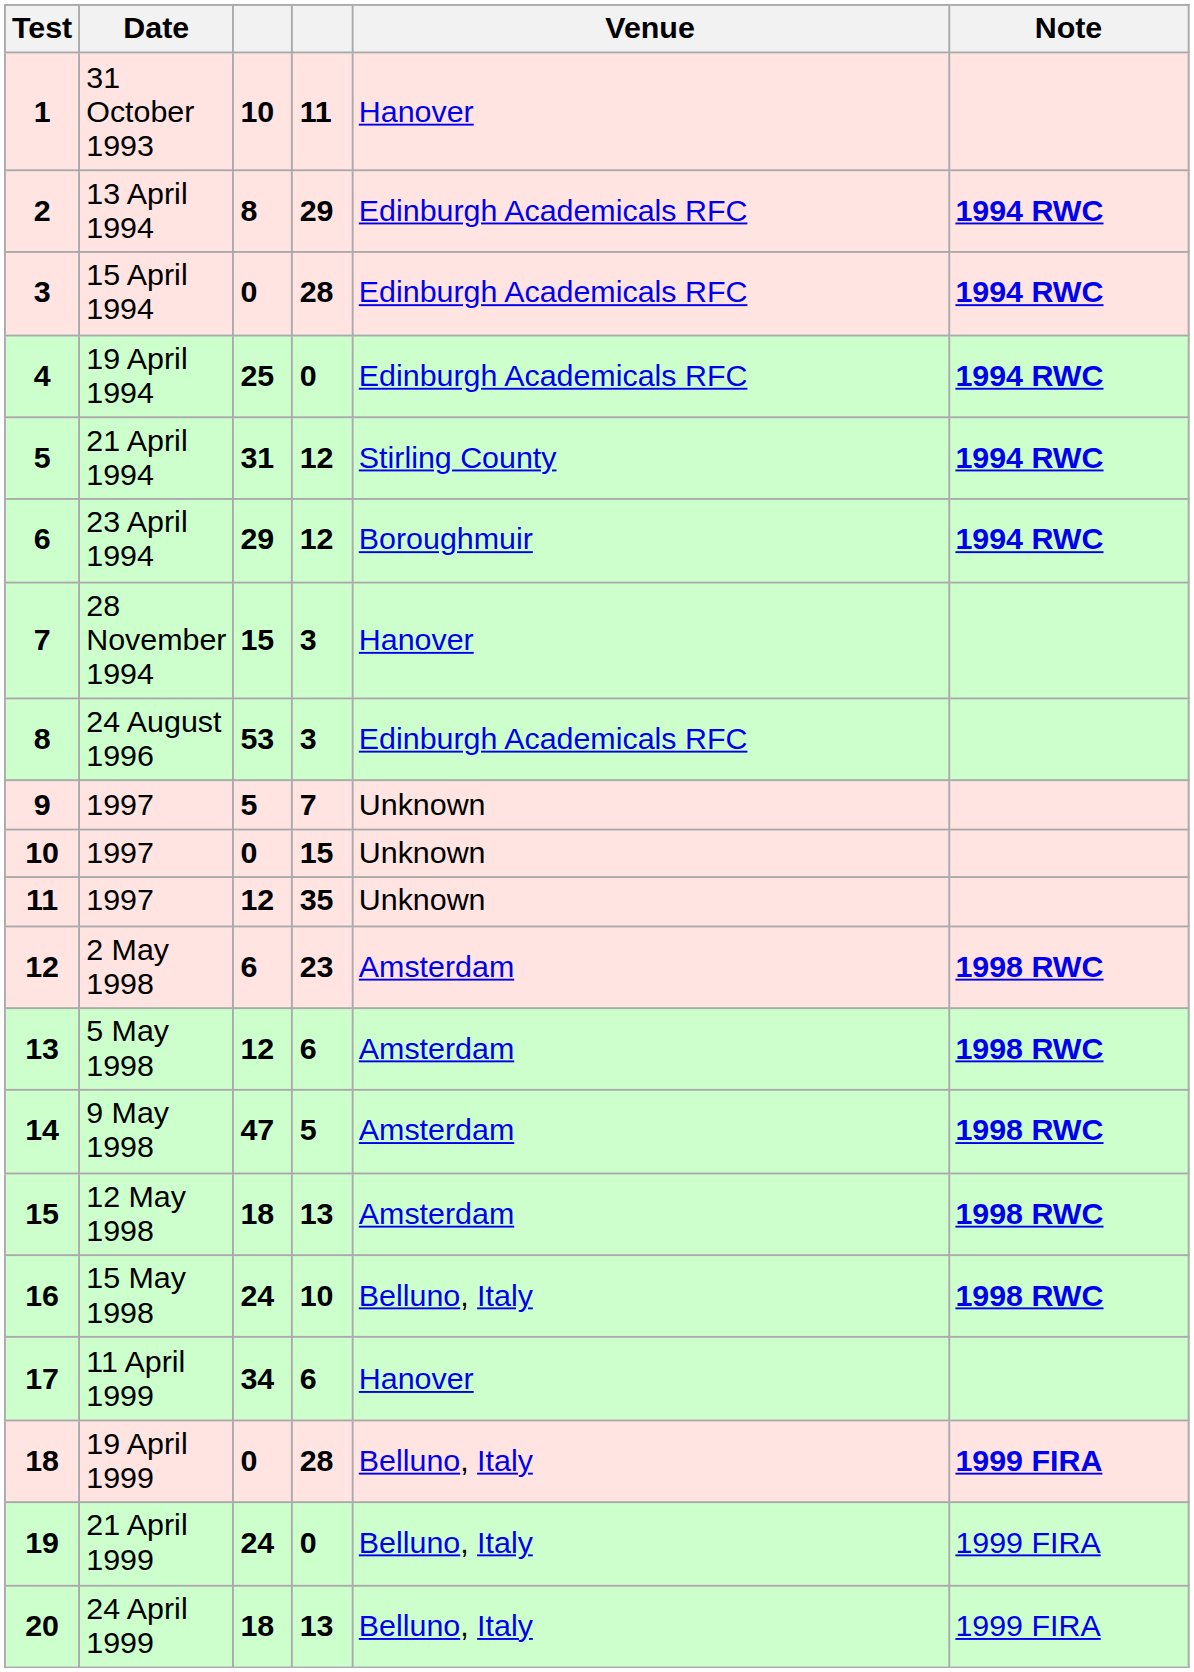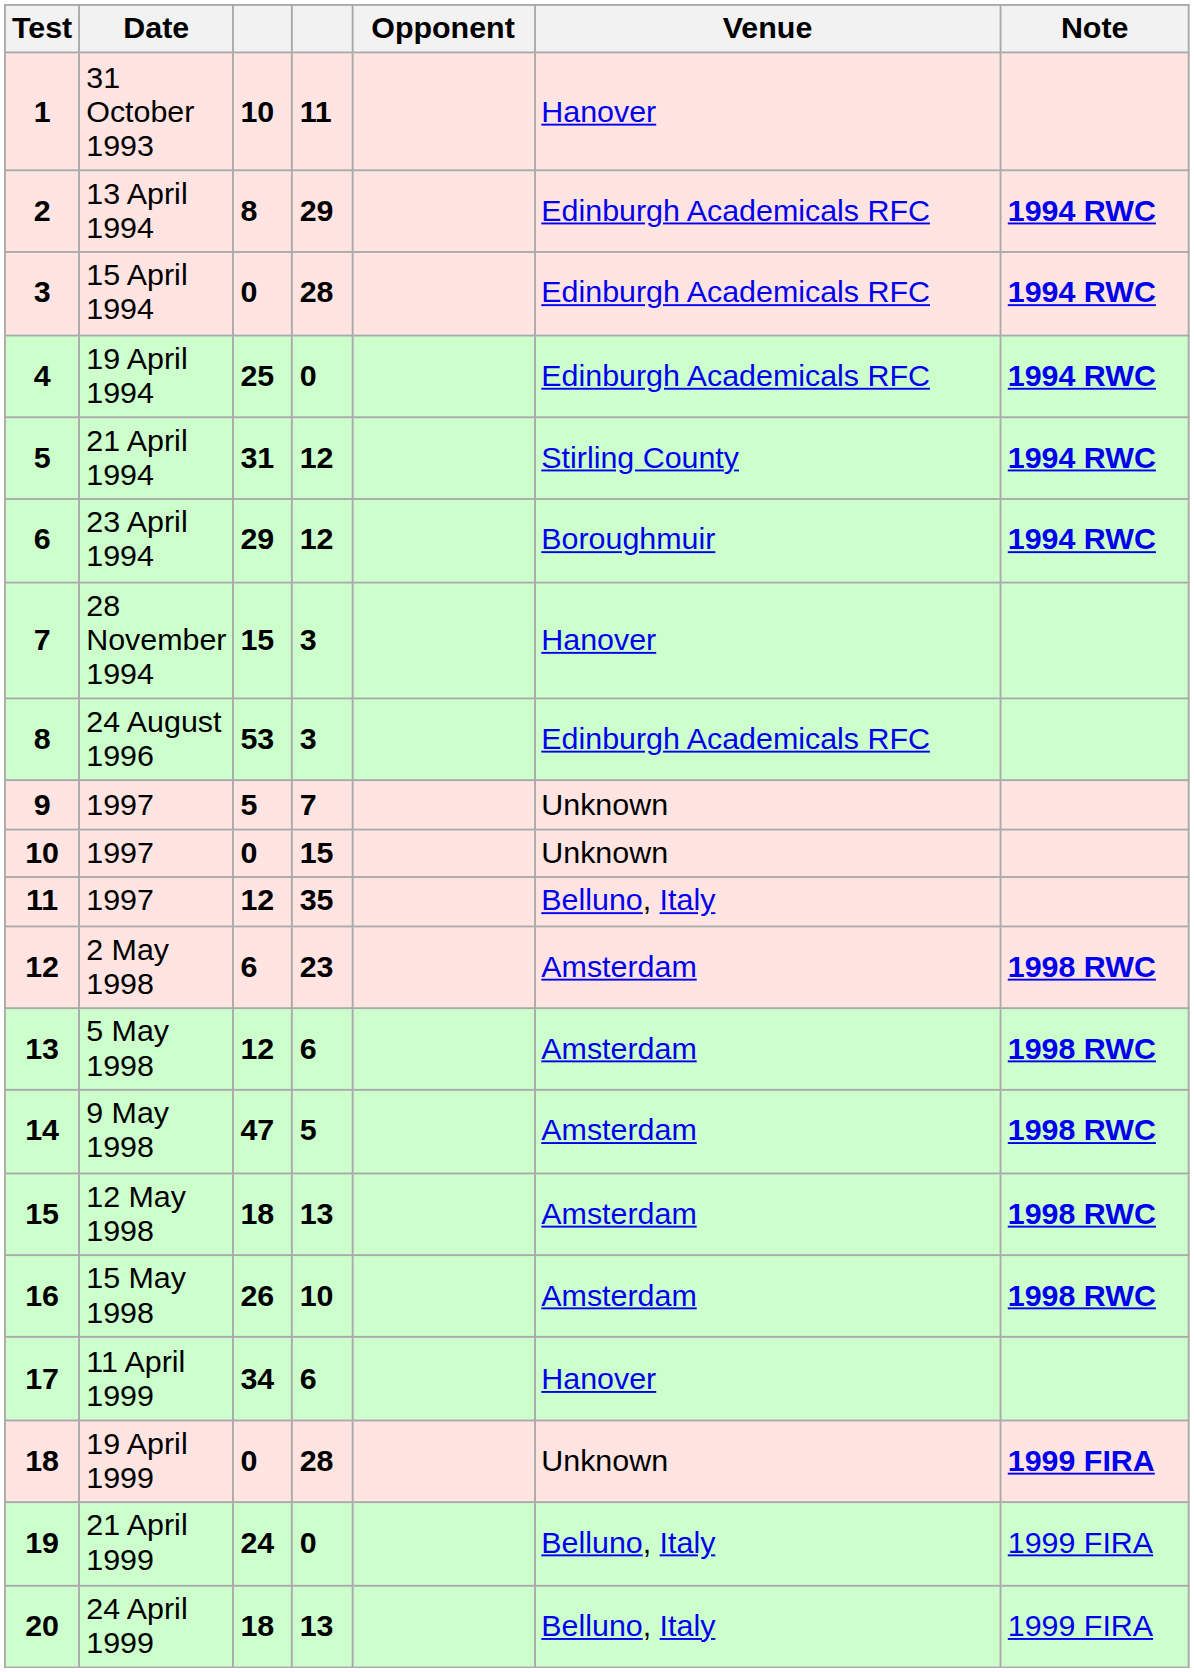+ column: (443, 28)
(422, 900) Unknown -> (628, 900) Belluno, Italy
(257, 1295) 24 -> (257, 1295) 26
(446, 1295) Belluno, Italy -> (619, 1295) Amsterdam
(446, 1460) Belluno, Italy -> (605, 1460) Unknown
